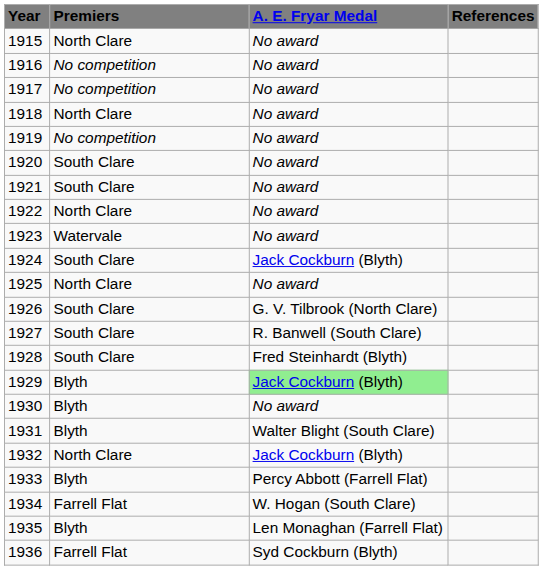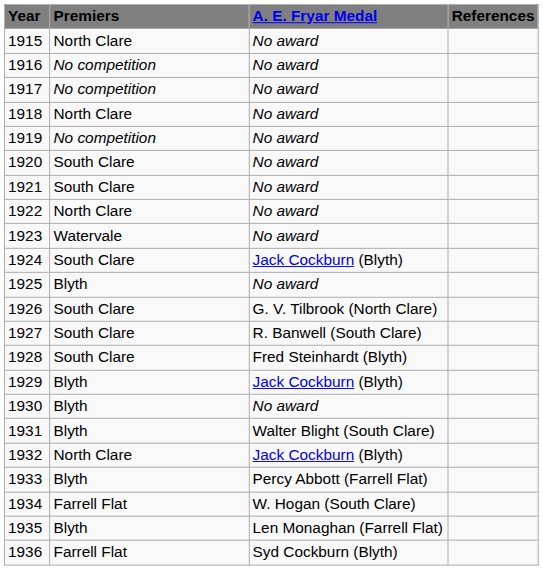(93, 284) North Clare -> (71, 284) Blyth
(328, 382) lightgreen background -> (328, 382) no background
